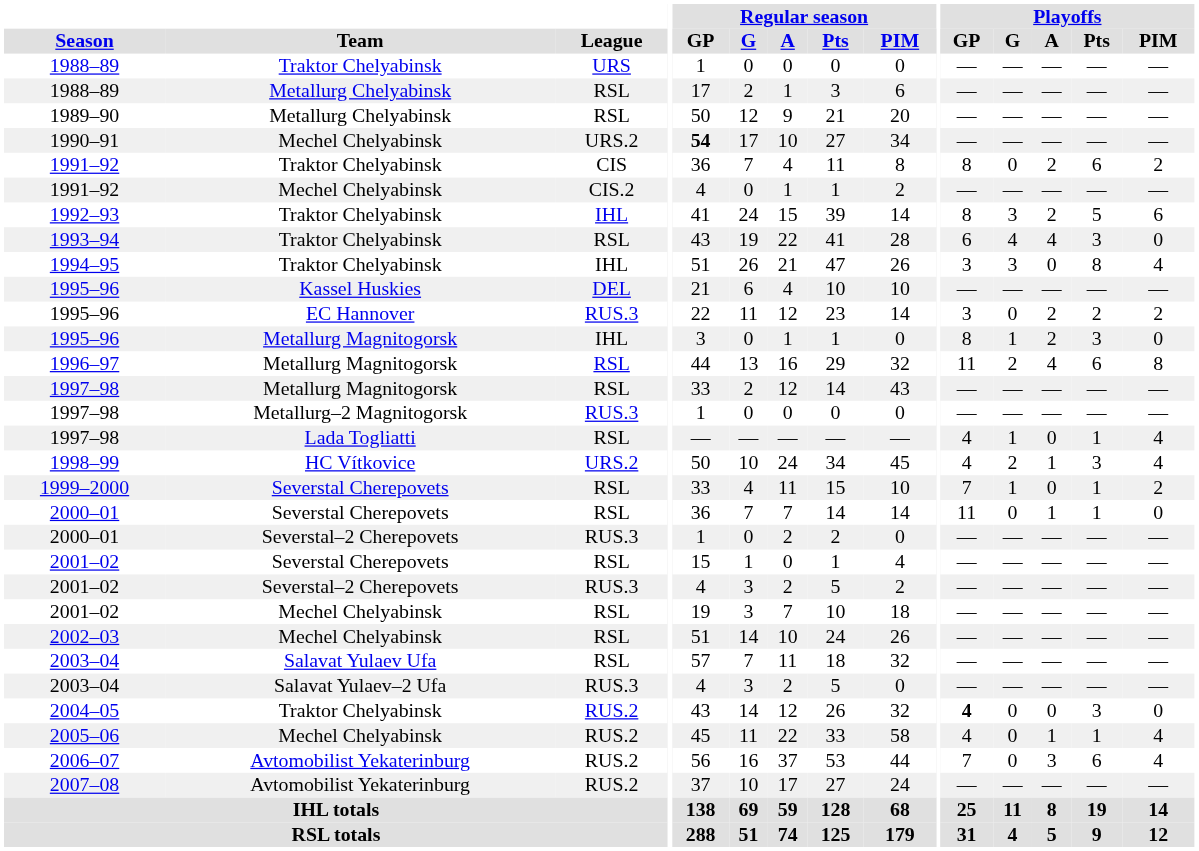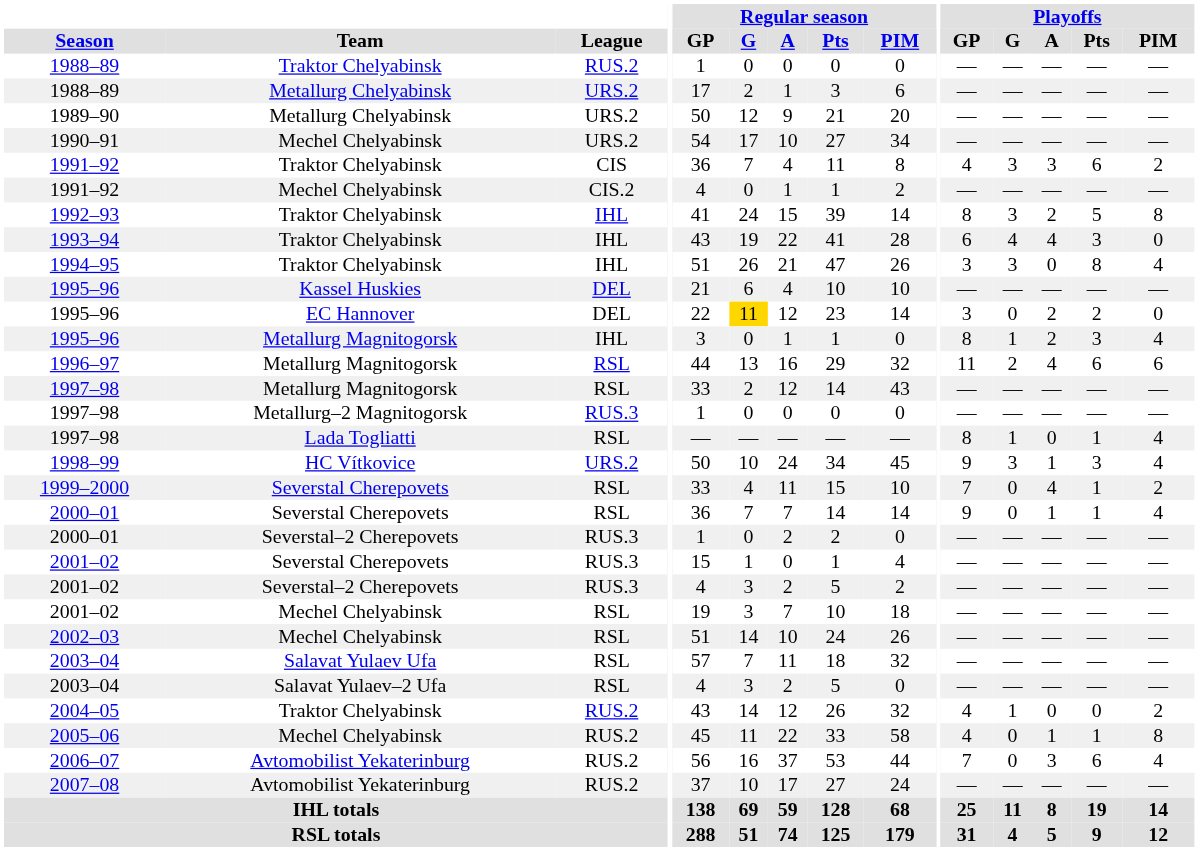(612, 65) URS -> (612, 65) RUS.2
(612, 90) RSL -> (612, 90) URS.2
(612, 115) RSL -> (612, 115) URS.2
(701, 140) bold -> (701, 140) normal
(967, 165) 8 -> (967, 165) 4
(1013, 165) 0 -> (1013, 165) 3
(1052, 165) 2 -> (1052, 165) 3
(1158, 214) 6 -> (1158, 214) 8
(612, 239) RSL -> (612, 239) IHL
(612, 313) RUS.3 -> (612, 313) DEL
(748, 313) no background -> (748, 313) gold background
(1158, 313) 2 -> (1158, 313) 0
(1158, 338) 0 -> (1158, 338) 4
(1158, 363) 8 -> (1158, 363) 6
(967, 437) 4 -> (967, 437) 8
(967, 462) 4 -> (967, 462) 9
(1013, 462) 2 -> (1013, 462) 3
(1013, 487) 1 -> (1013, 487) 0
(1052, 487) 0 -> (1052, 487) 4
(967, 512) 11 -> (967, 512) 9
(1158, 512) 0 -> (1158, 512) 4
(612, 561) RSL -> (612, 561) RUS.3
(612, 685) RUS.3 -> (612, 685) RSL
(967, 710) bold -> (967, 710) normal
(1013, 710) 0 -> (1013, 710) 1
(1097, 710) 3 -> (1097, 710) 0
(1158, 710) 0 -> (1158, 710) 2
(1158, 735) 4 -> (1158, 735) 8
